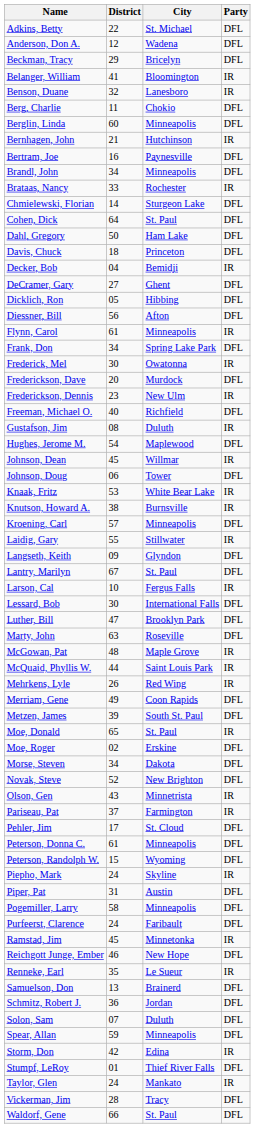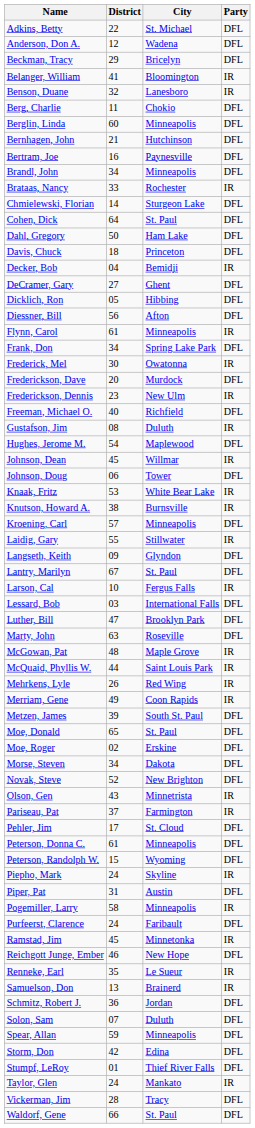(229, 140) IR -> (233, 140) DFL
(113, 603) 30 -> (113, 603) 03
(233, 699) DFL -> (229, 699) IR
(229, 731) IR -> (233, 731) DFL
(233, 907) DFL -> (229, 907) IR
(233, 987) DFL -> (229, 987) IR
(229, 1051) IR -> (233, 1051) DFL
